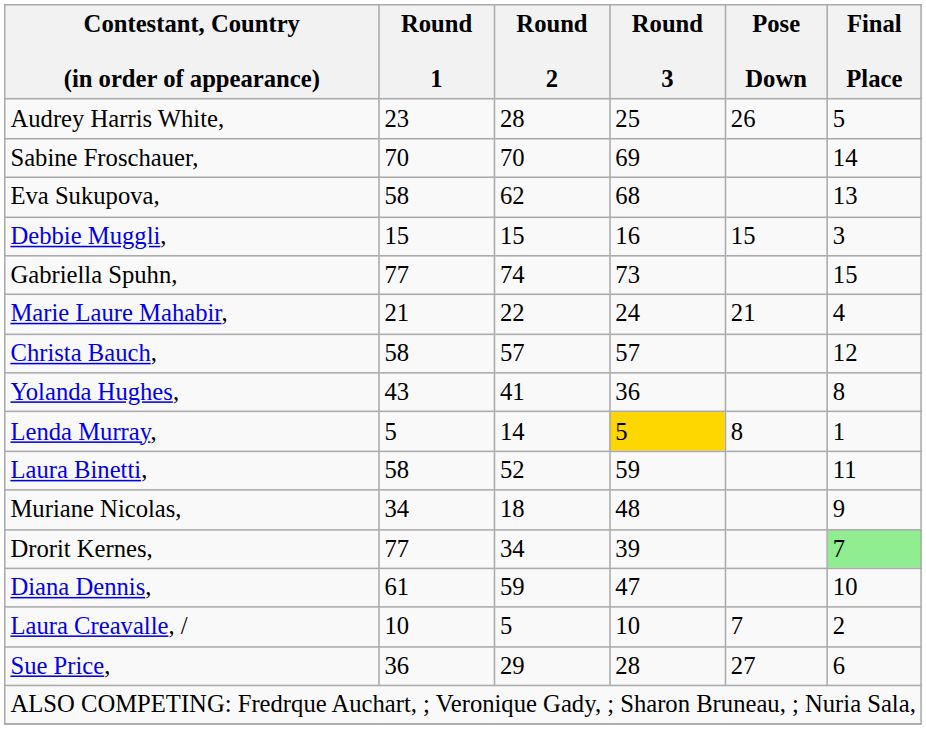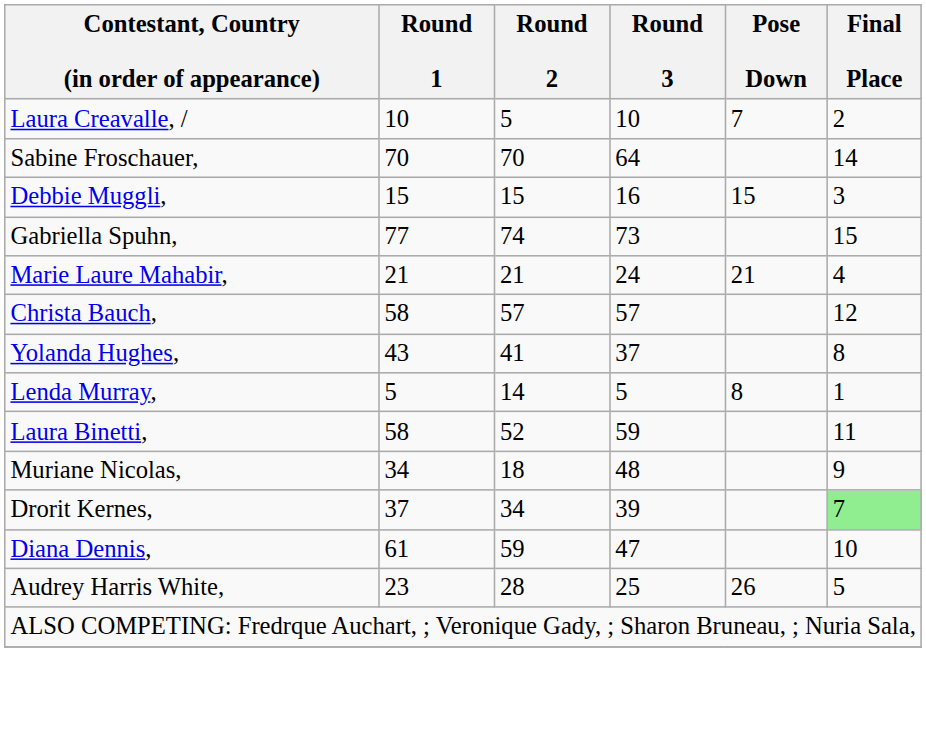rows swapped: (99, 626) <-> (117, 118)
(628, 157) 69 -> (628, 157) 64
- row: (85, 196)
(512, 313) 22 -> (512, 274) 21
(628, 392) 36 -> (628, 353) 37
(622, 431) gold background -> (622, 392) no background
(397, 548) 77 -> (397, 509) 37
- row: (60, 665)
